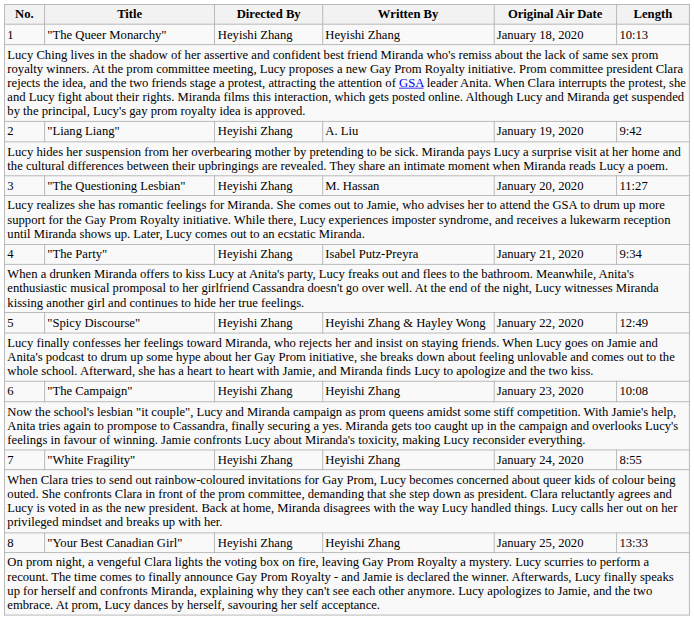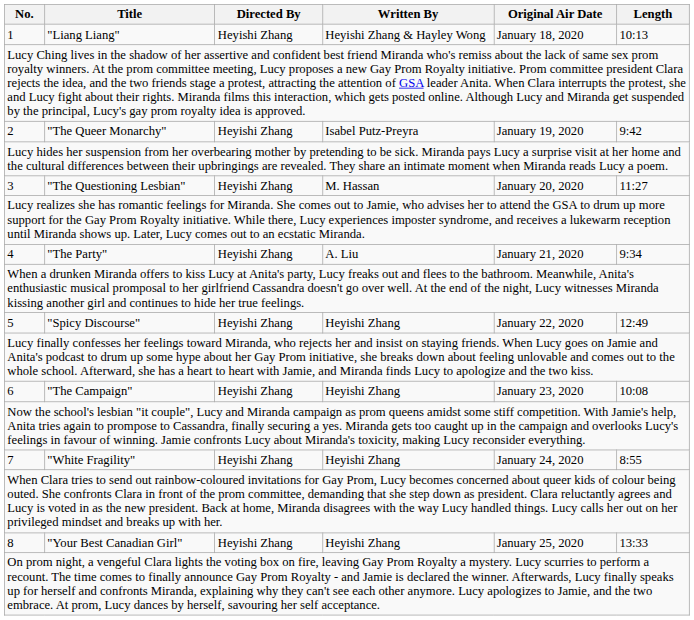(107, 34) "The Queer Monarchy" -> (84, 34) "Liang Liang"
(363, 34) Heyishi Zhang -> (405, 34) Heyishi Zhang & Hayley Wong
(84, 131) "Liang Liang" -> (107, 131) "The Queer Monarchy"
(342, 131) A. Liu -> (372, 131) Isabel Putz-Preyra
(372, 254) Isabel Putz-Preyra -> (342, 254) A. Liu
(405, 322) Heyishi Zhang & Hayley Wong -> (363, 322) Heyishi Zhang
